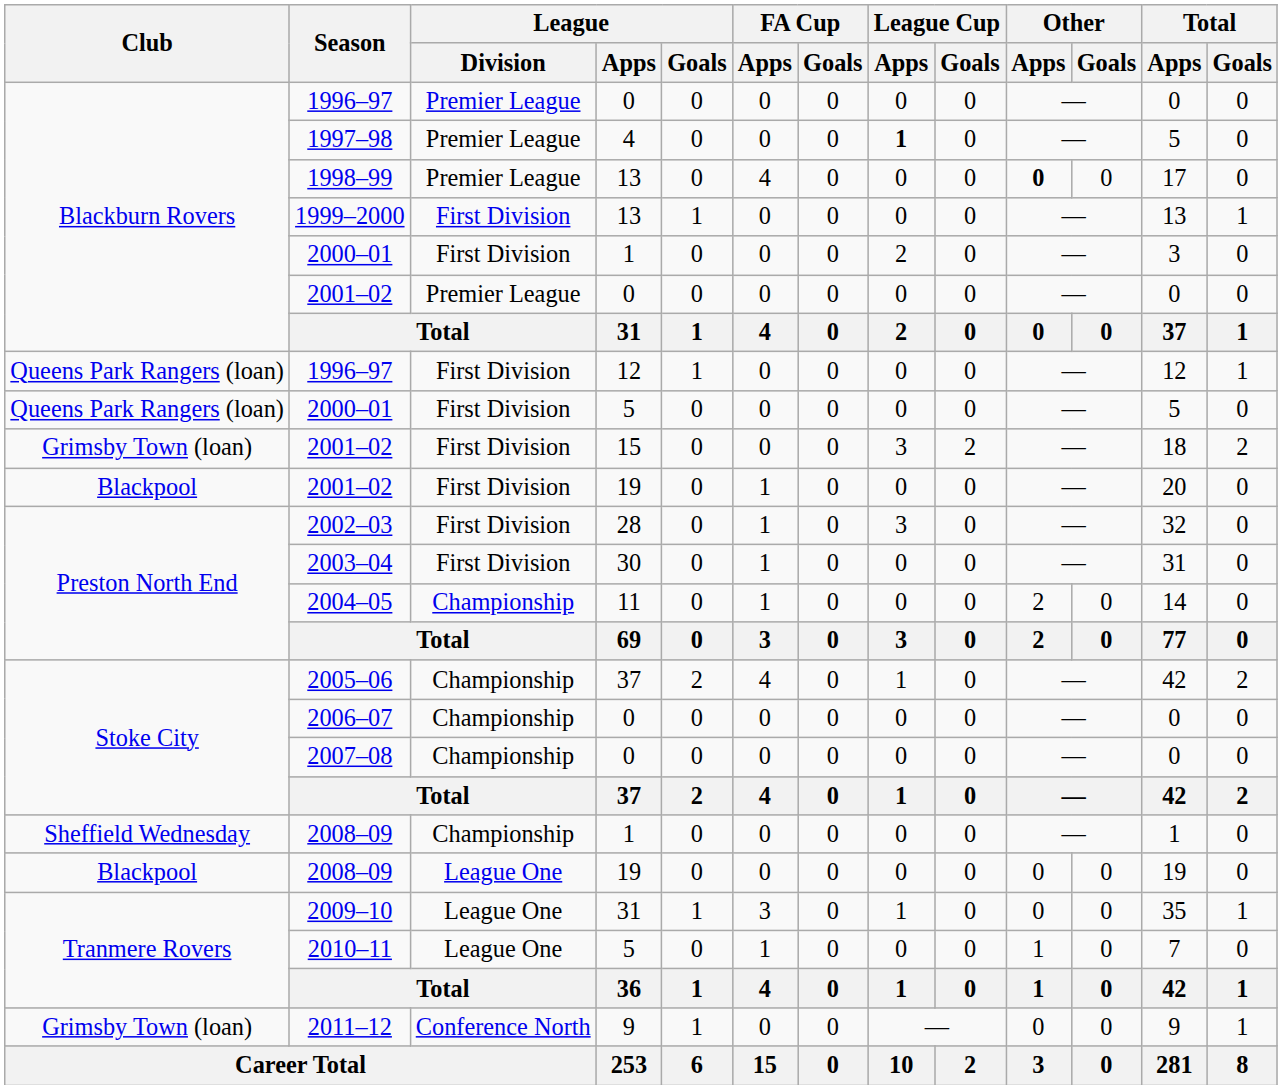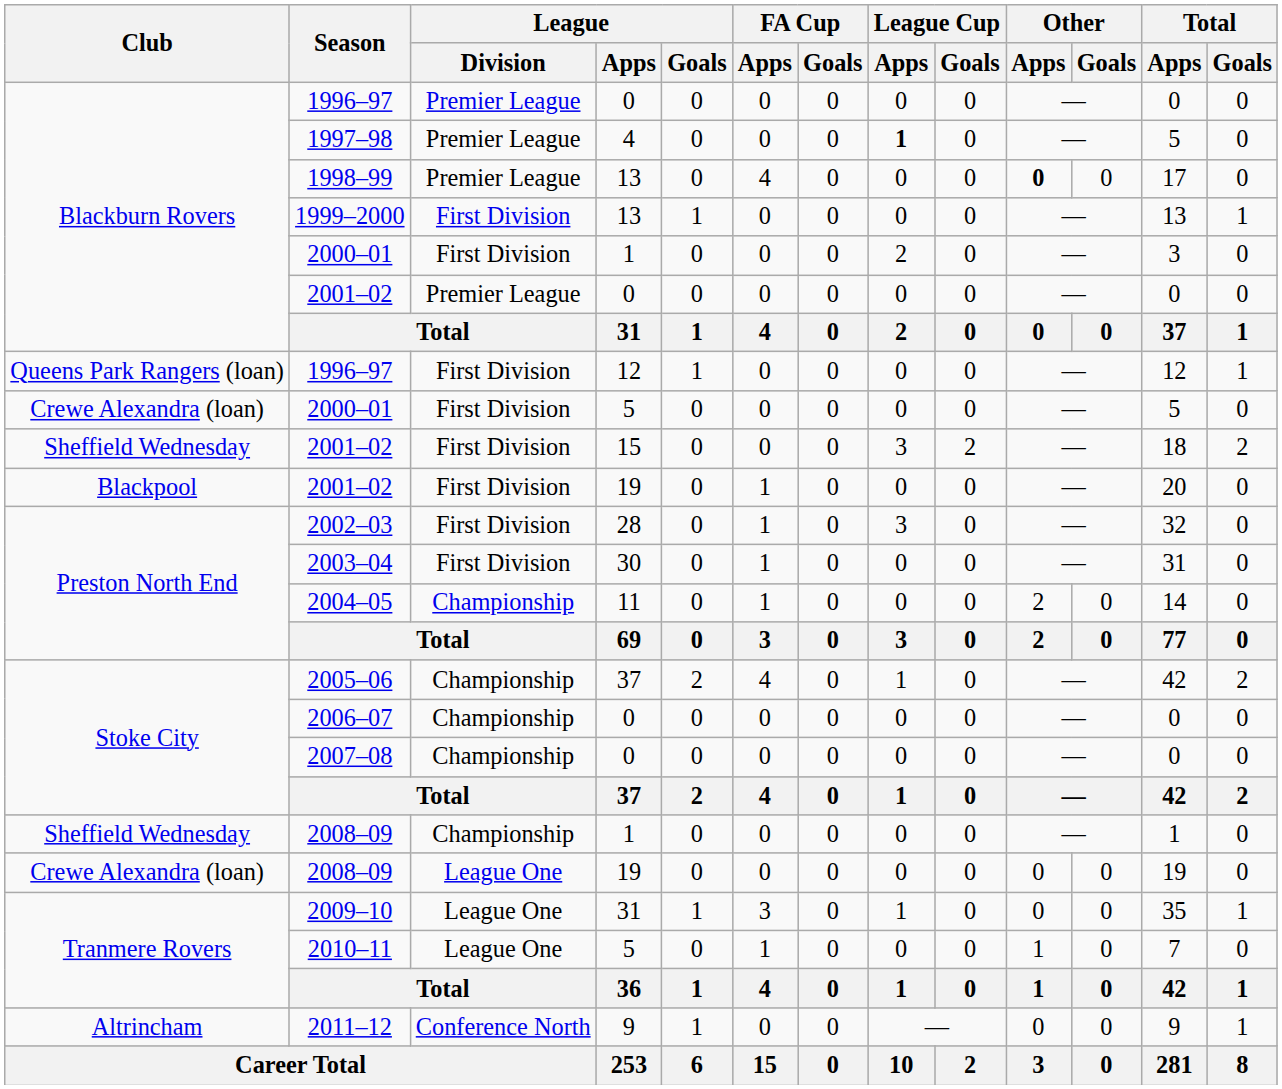(147, 409) Queens Park Rangers (loan) -> (147, 409) Crewe Alexandra (loan)
(147, 448) Grimsby Town (loan) -> (147, 448) Sheffield Wednesday
(147, 872) Blackpool -> (147, 872) Crewe Alexandra (loan)
(147, 1026) Grimsby Town (loan) -> (147, 1026) Altrincham
